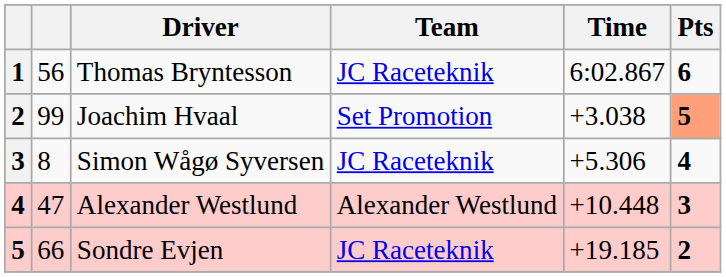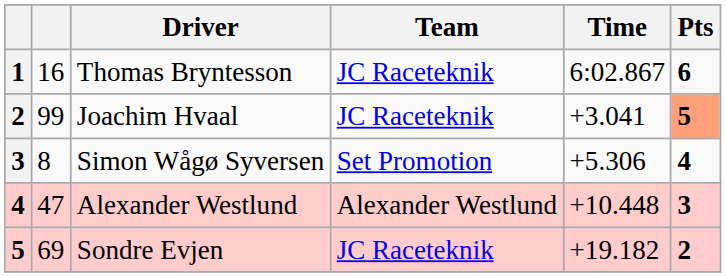(51, 71) 56 -> (51, 71) 16
(414, 116) Set Promotion -> (415, 116) JC Raceteknik
(608, 116) +3.038 -> (608, 116) +3.041
(415, 160) JC Raceteknik -> (414, 160) Set Promotion
(51, 250) 66 -> (51, 250) 69
(614, 250) +19.185 -> (614, 250) +19.182
